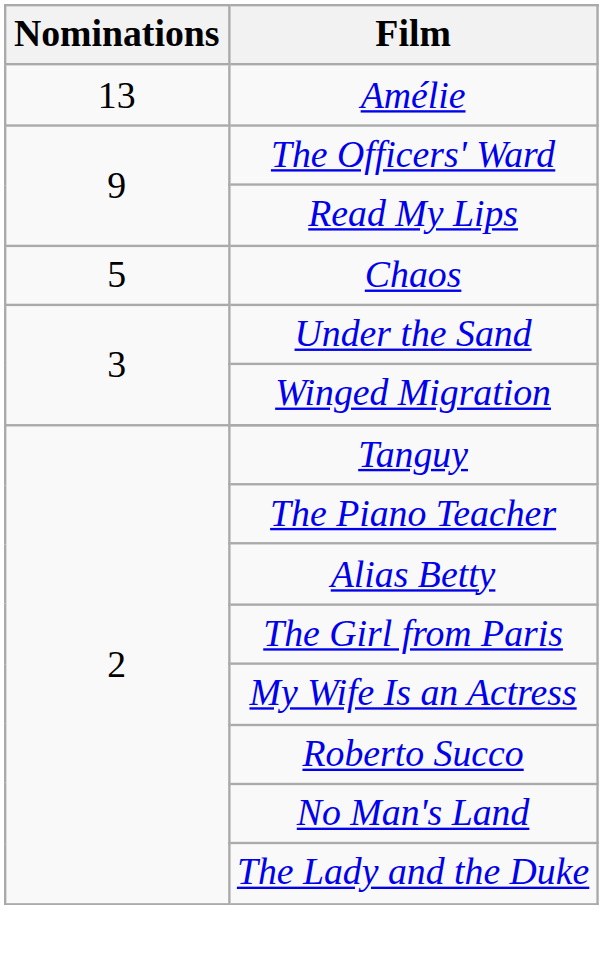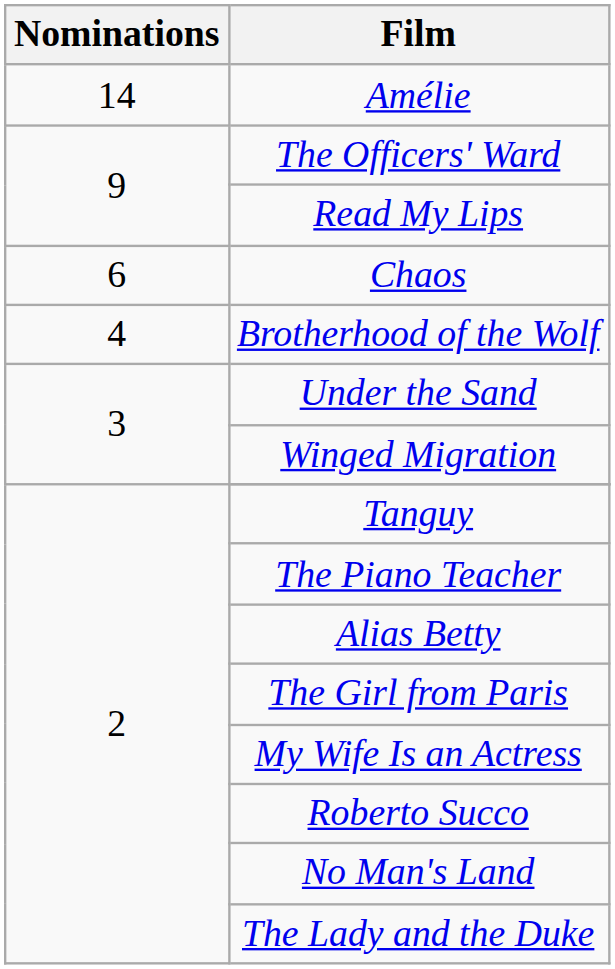(117, 94) 13 -> (117, 94) 14
(117, 273) 5 -> (117, 273) 6
+ row: (418, 333)
